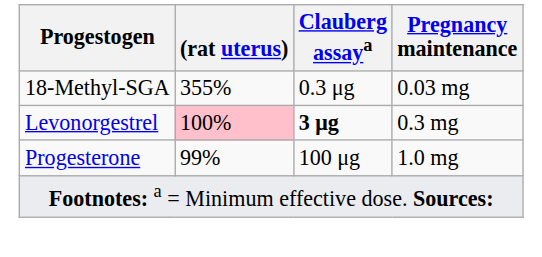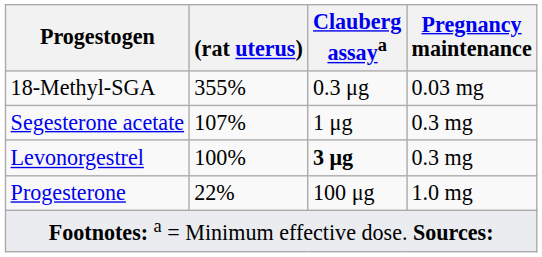+ row: (97, 122)
(206, 122) pink background -> (220, 157) no background
(200, 157) 99% -> (215, 192) 22%
